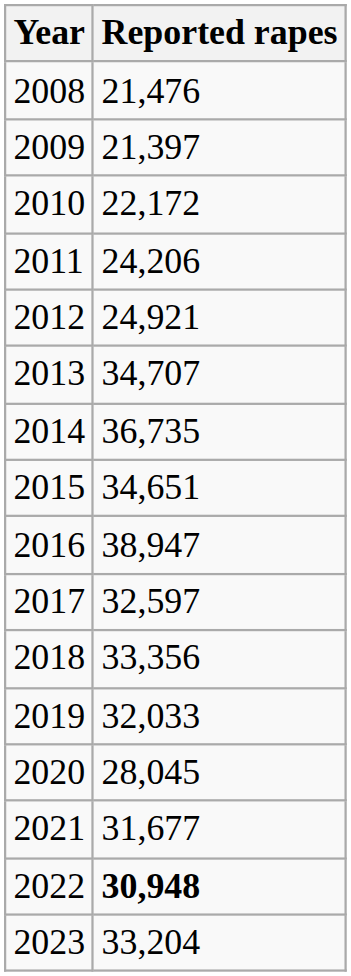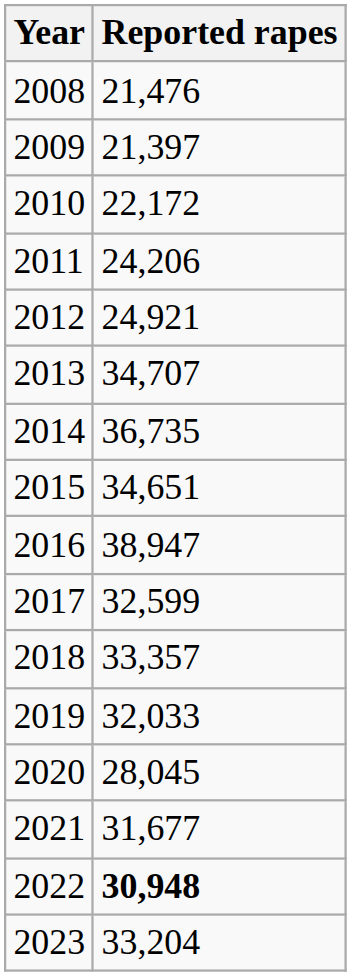(151, 601) 32,597 -> (151, 601) 32,599
(151, 658) 33,356 -> (151, 658) 33,357
